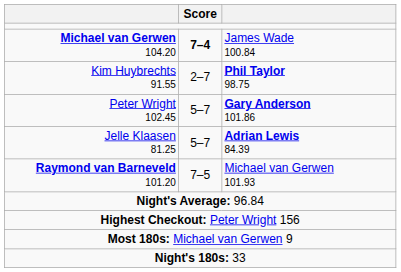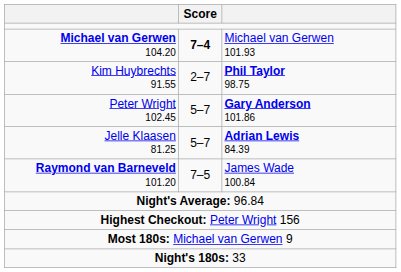(259, 45) James Wade 100.84 -> (279, 45) Michael van Gerwen 101.93
(279, 175) Michael van Gerwen 101.93 -> (259, 175) James Wade 100.84
